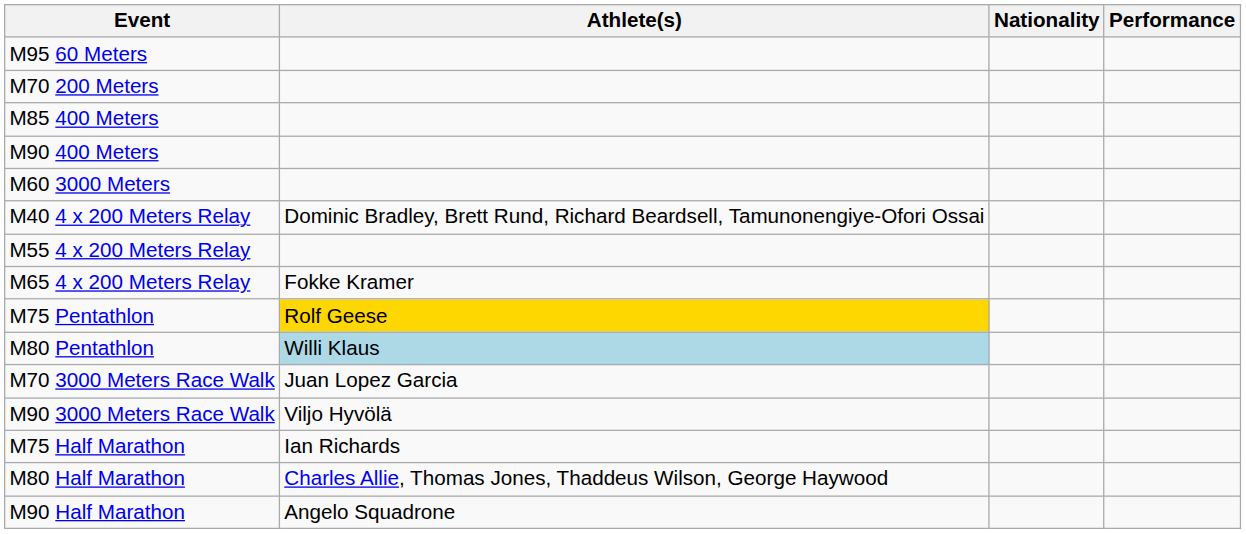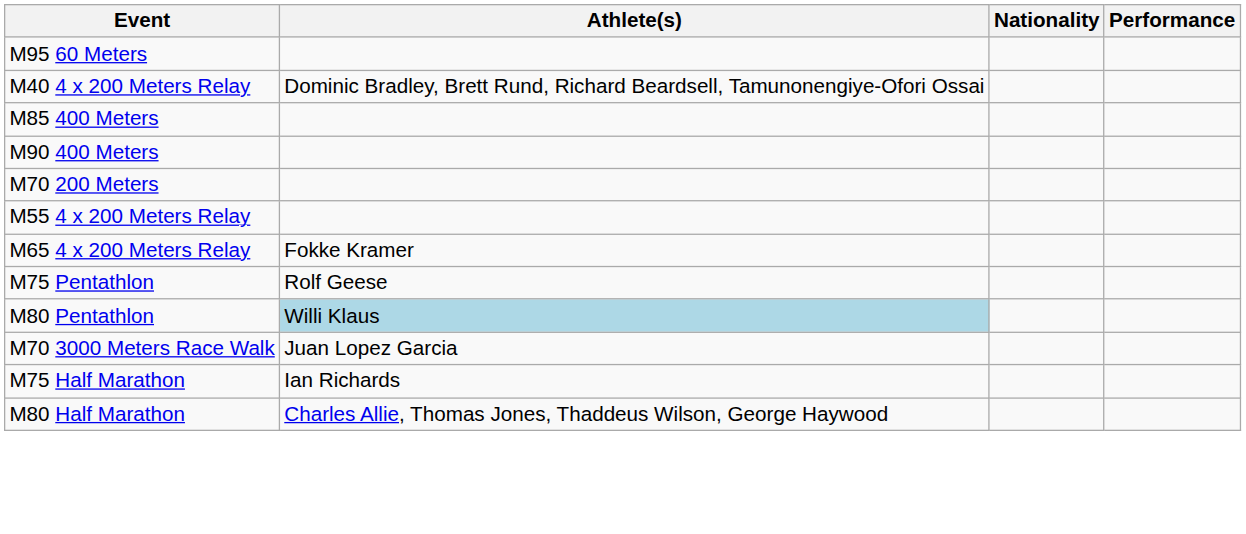rows swapped: (84, 86) <-> (130, 217)
- row: (90, 184)
(336, 315) gold background -> (336, 282) no background
- row: (142, 413)
- row: (97, 511)
